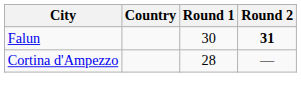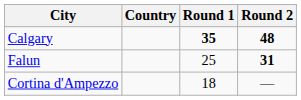+ row: (30, 38)
(209, 38) 30 -> (209, 60) 25
(209, 60) 28 -> (209, 83) 18
